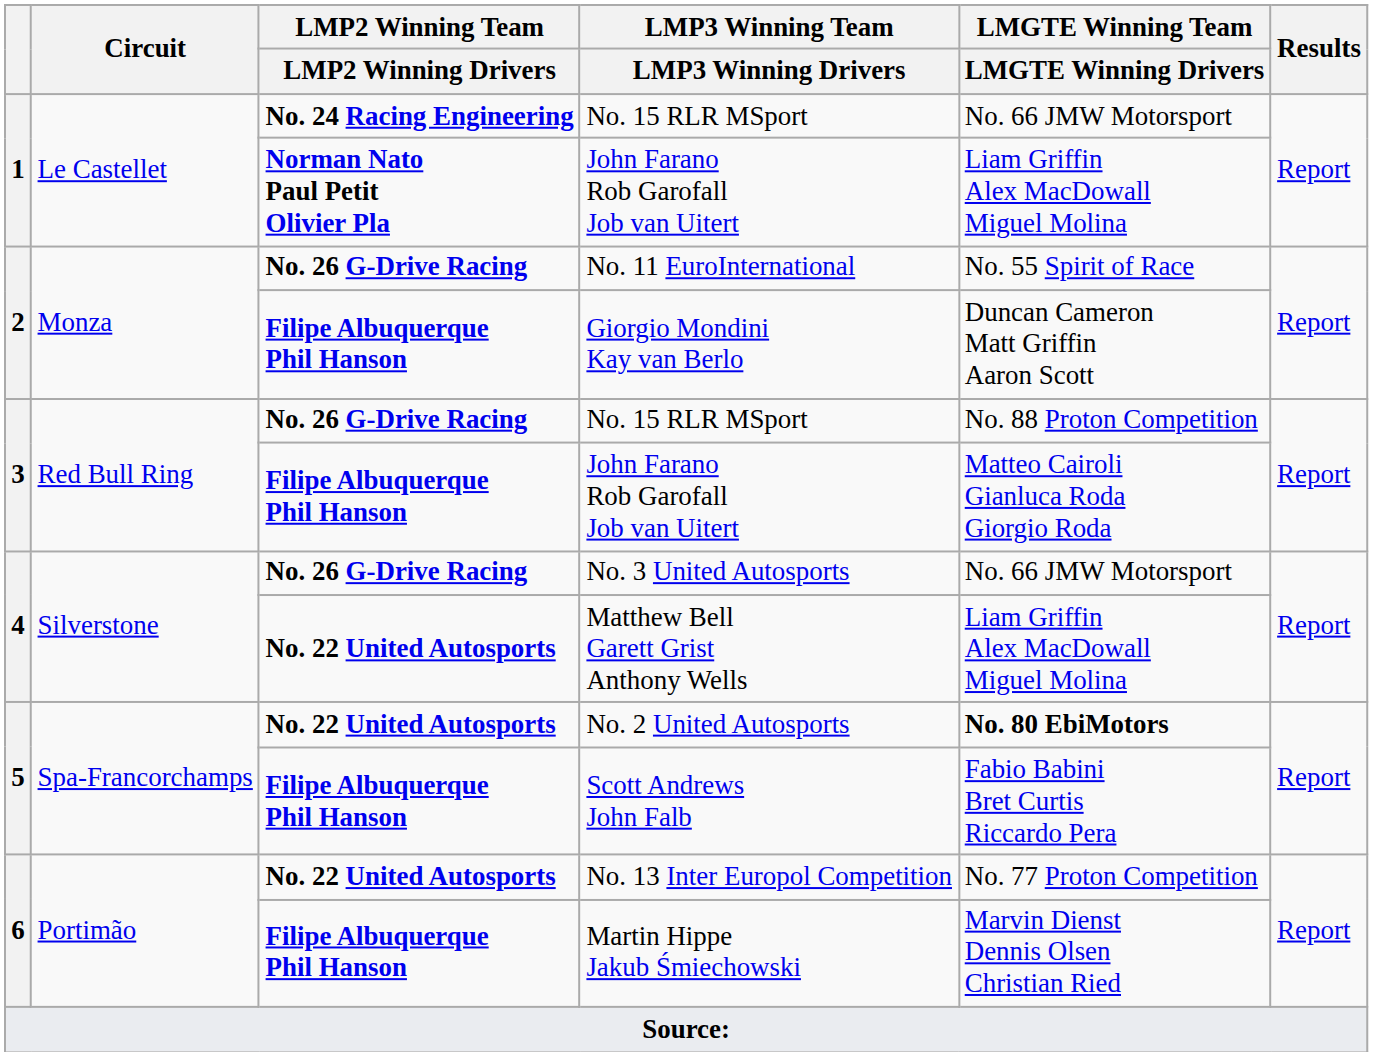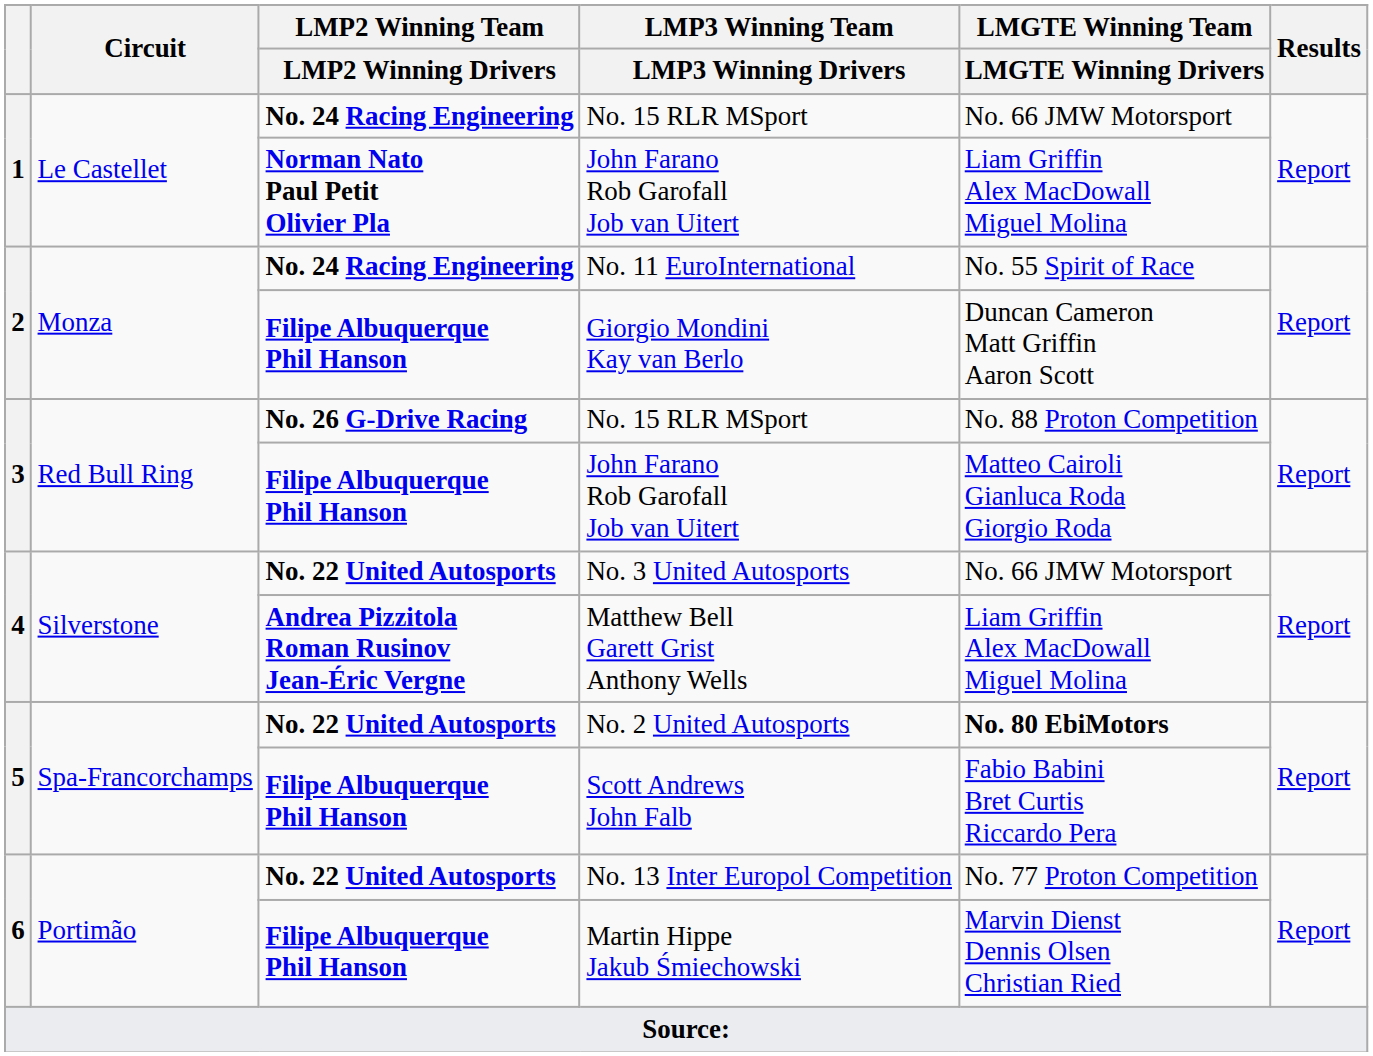(396, 267) No. 26 G-Drive Racing -> (420, 267) No. 24 Racing Engineering
(396, 571) No. 26 G-Drive Racing -> (411, 571) No. 22 United Autosports
(411, 647) No. 22 United Autosports -> (365, 647) Andrea Pizzitola Roman Rusinov Jean-Éric Vergne
